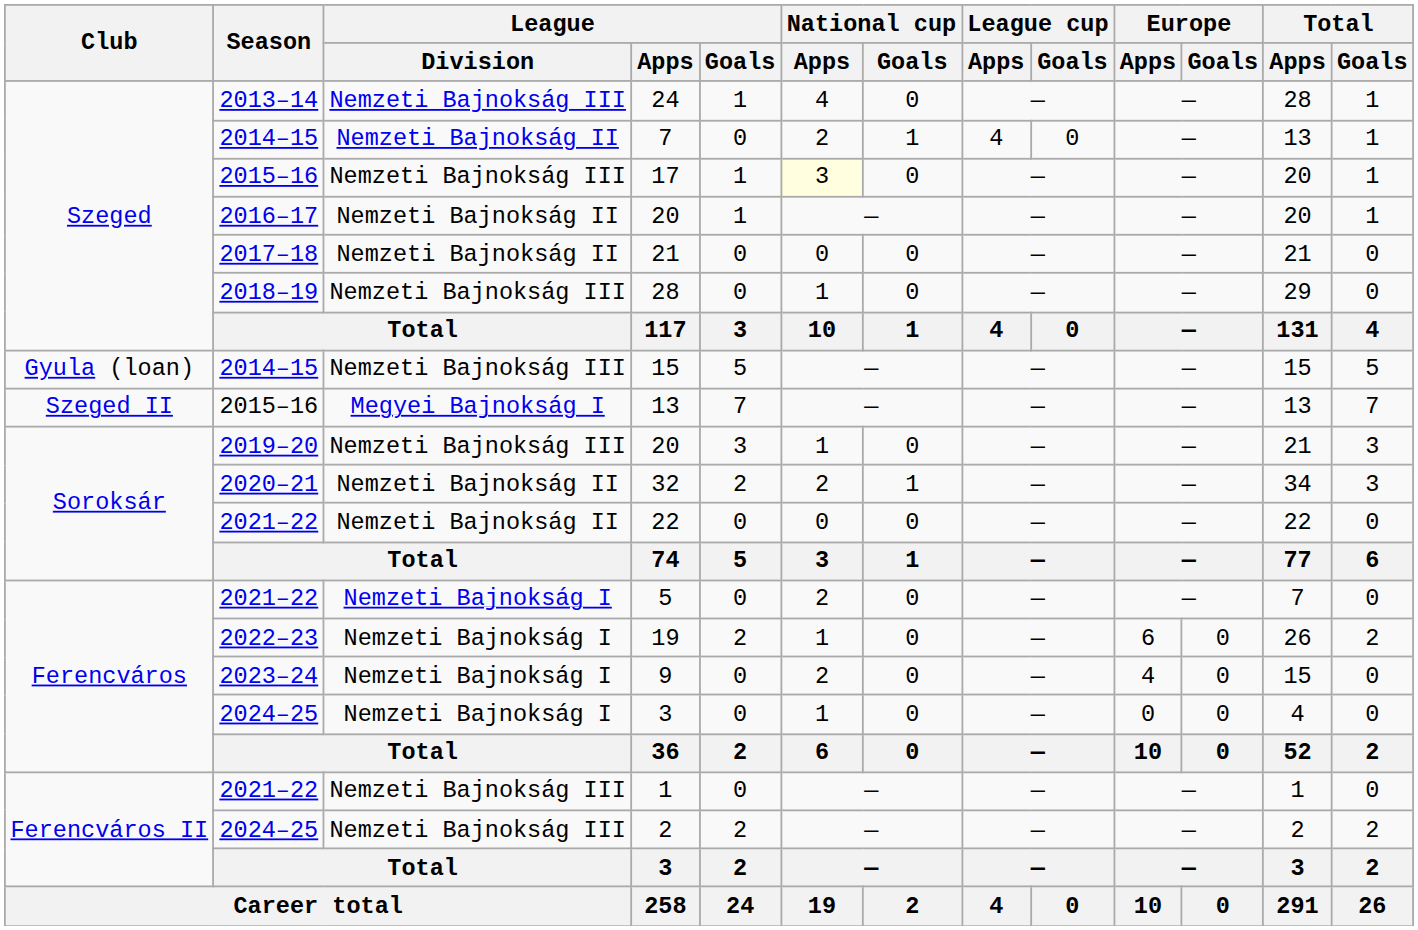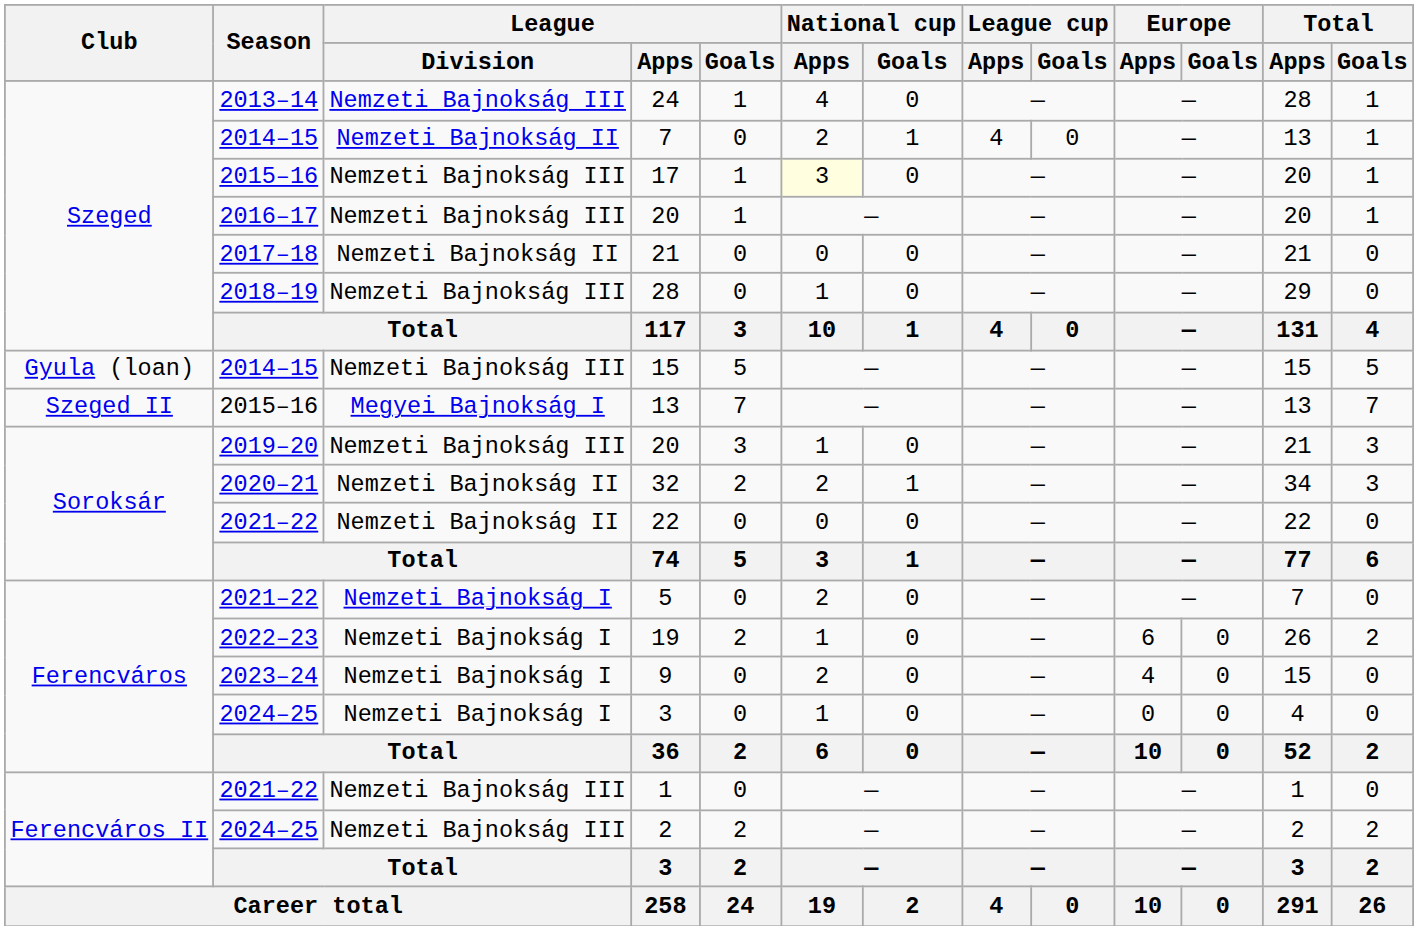(478, 216) Nemzeti Bajnokság II -> (478, 216) Nemzeti Bajnokság III
